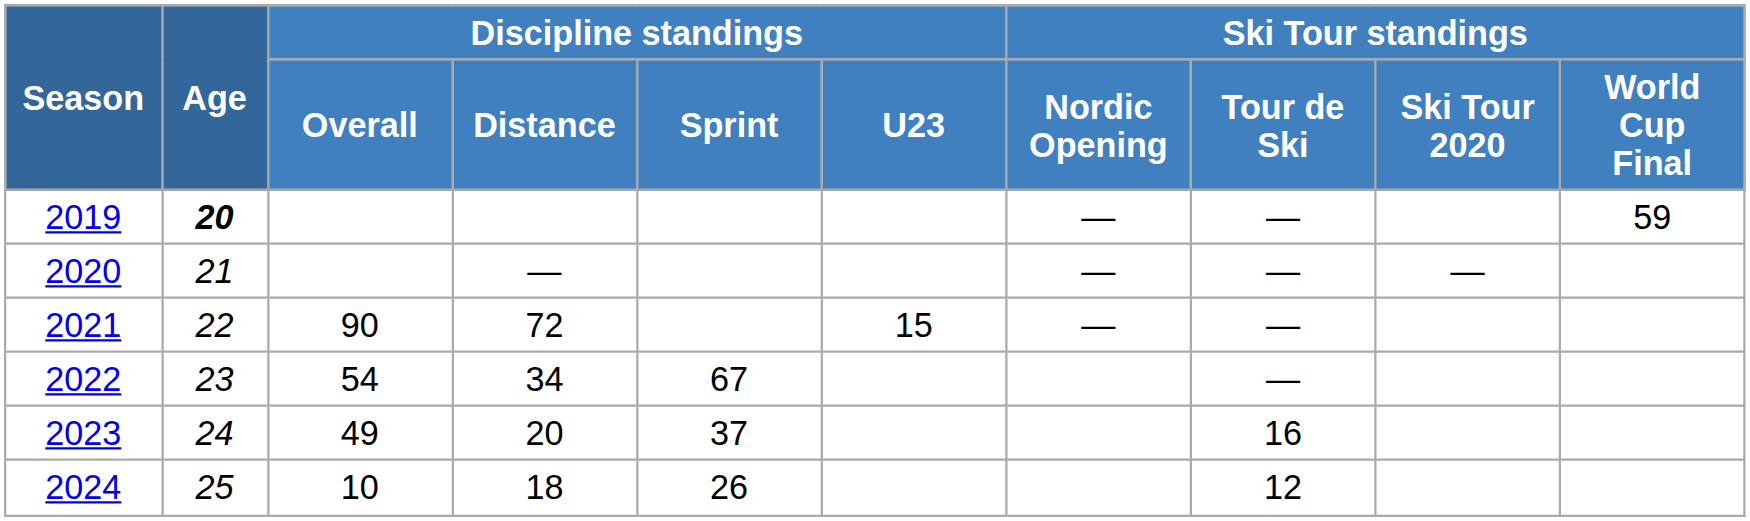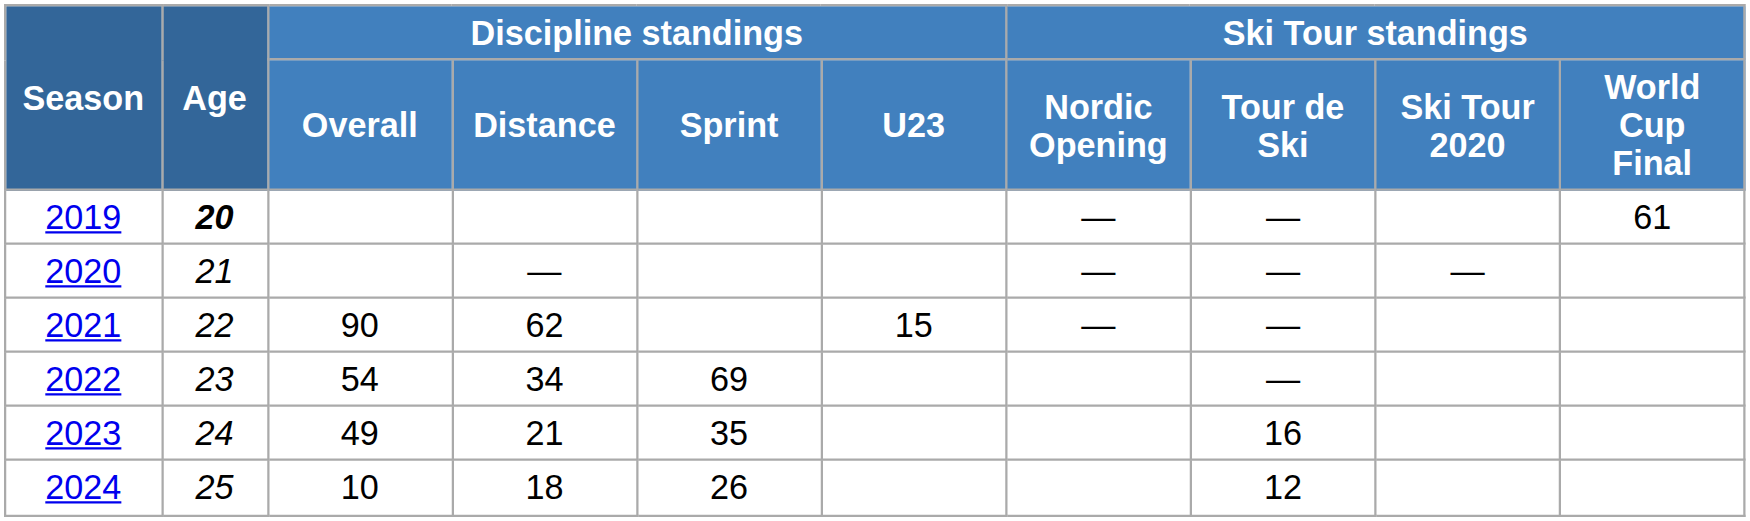(1652, 217) 59 -> (1652, 217) 61
(544, 325) 72 -> (544, 325) 62
(729, 380) 67 -> (729, 380) 69
(544, 434) 20 -> (544, 434) 21
(729, 434) 37 -> (729, 434) 35
